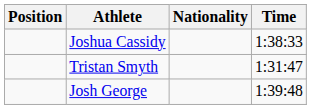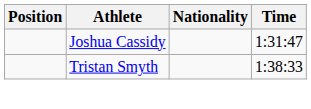(279, 41) 1:38:33 -> (279, 41) 1:31:47
(279, 66) 1:31:47 -> (279, 66) 1:38:33
- row: (108, 91)
